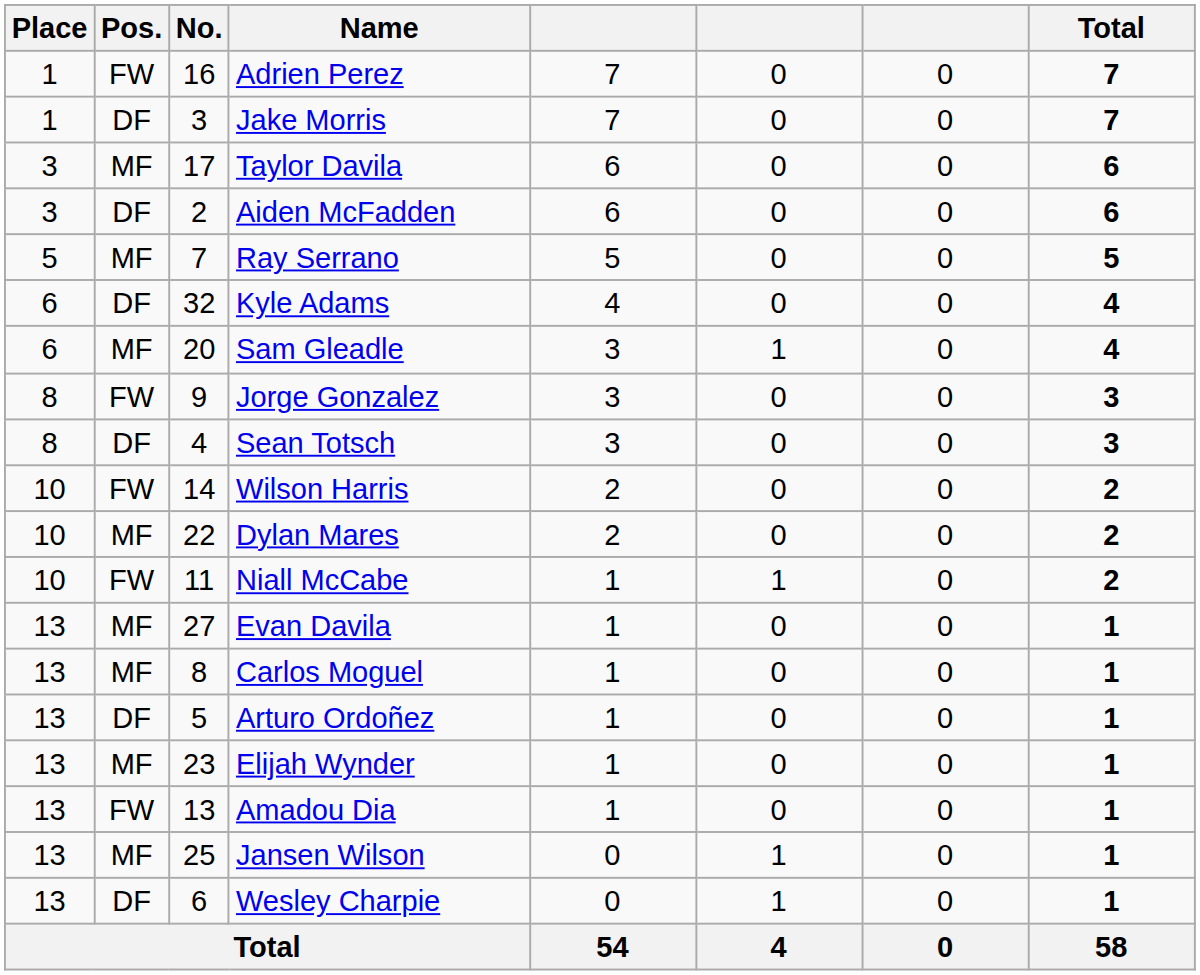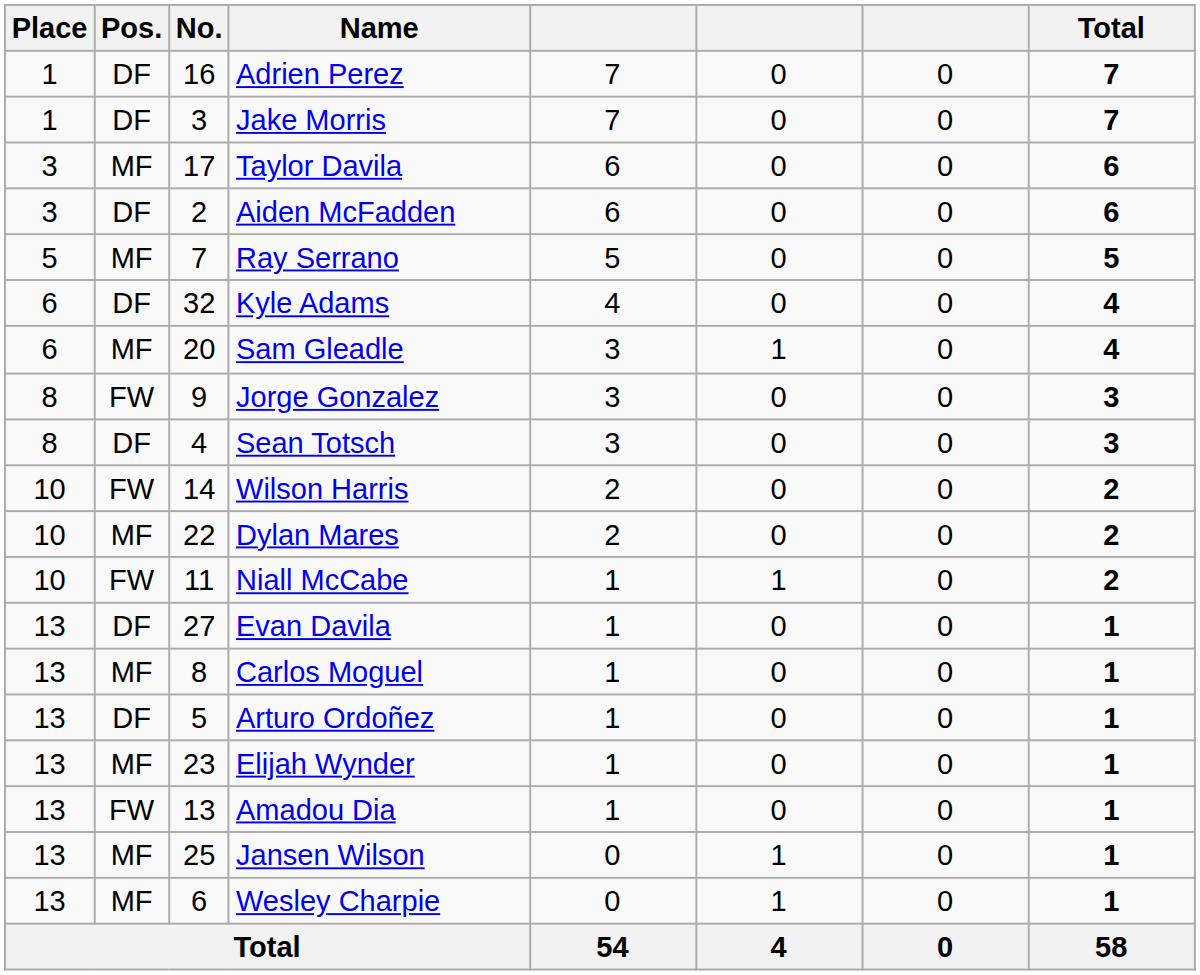(132, 74) FW -> (132, 74) DF
(132, 626) MF -> (132, 626) DF
(132, 901) DF -> (132, 901) MF
